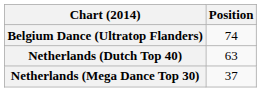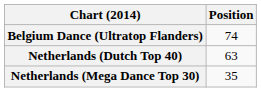(231, 76) 37 -> (231, 76) 35
